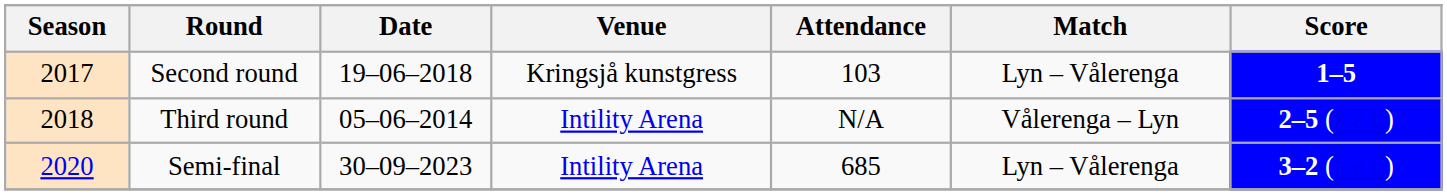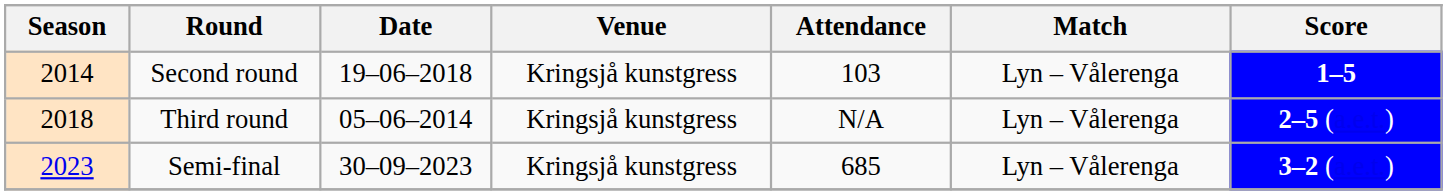(67, 73) 2017 -> (67, 73) 2014
(632, 119) Intility Arena -> (632, 119) Kringsjå kunstgress
(1090, 119) Vålerenga – Lyn -> (1090, 119) Lyn – Vålerenga
(67, 165) 2020 -> (67, 165) 2023
(632, 165) Intility Arena -> (632, 165) Kringsjå kunstgress
